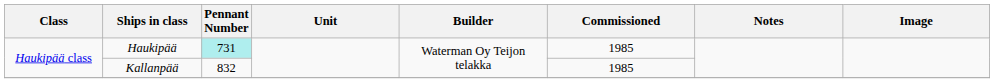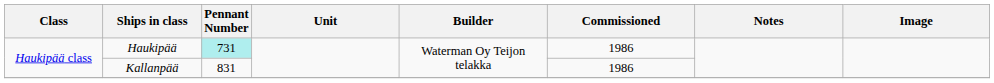(621, 48) 1985 -> (621, 48) 1986
(226, 68) 832 -> (226, 68) 831
(621, 68) 1985 -> (621, 68) 1986
